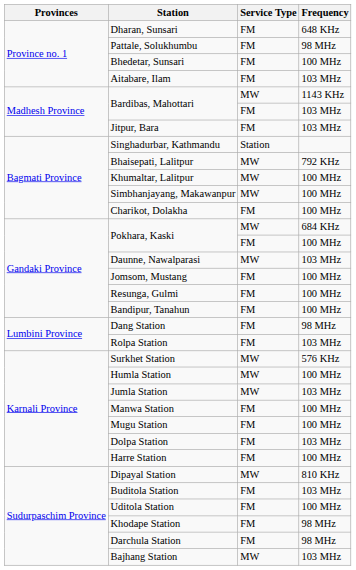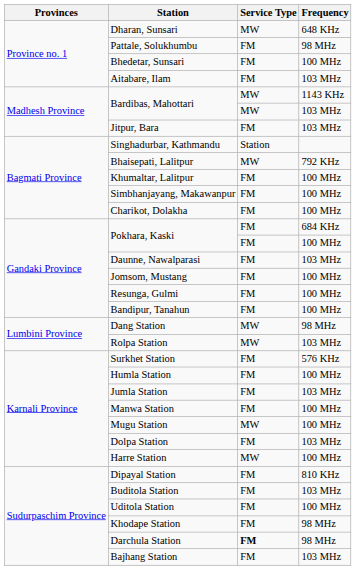(248, 29) FM -> (250, 29) MW
(248, 111) FM -> (250, 111) MW
(250, 177) MW -> (248, 177) FM
(250, 194) MW -> (248, 194) FM
(250, 227) MW -> (248, 227) FM
(250, 260) MW -> (248, 260) FM
(248, 326) FM -> (250, 326) MW
(248, 342) FM -> (250, 342) MW
(250, 359) MW -> (248, 359) FM
(250, 375) MW -> (248, 375) FM
(250, 392) MW -> (248, 392) FM
(248, 425) FM -> (250, 425) MW
(248, 458) FM -> (250, 458) MW
(250, 474) MW -> (248, 474) FM
(248, 540) normal -> (248, 540) bold
(250, 557) MW -> (248, 557) FM
